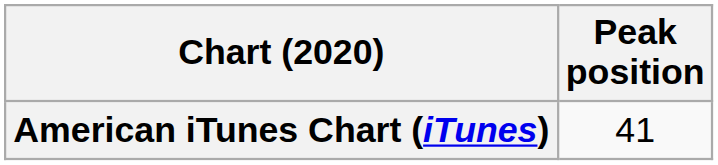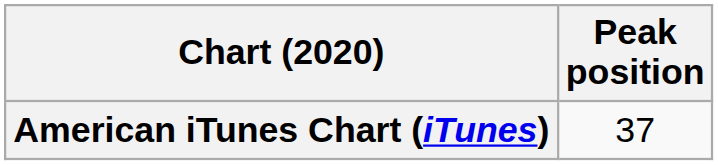(635, 129) 41 -> (635, 129) 37
